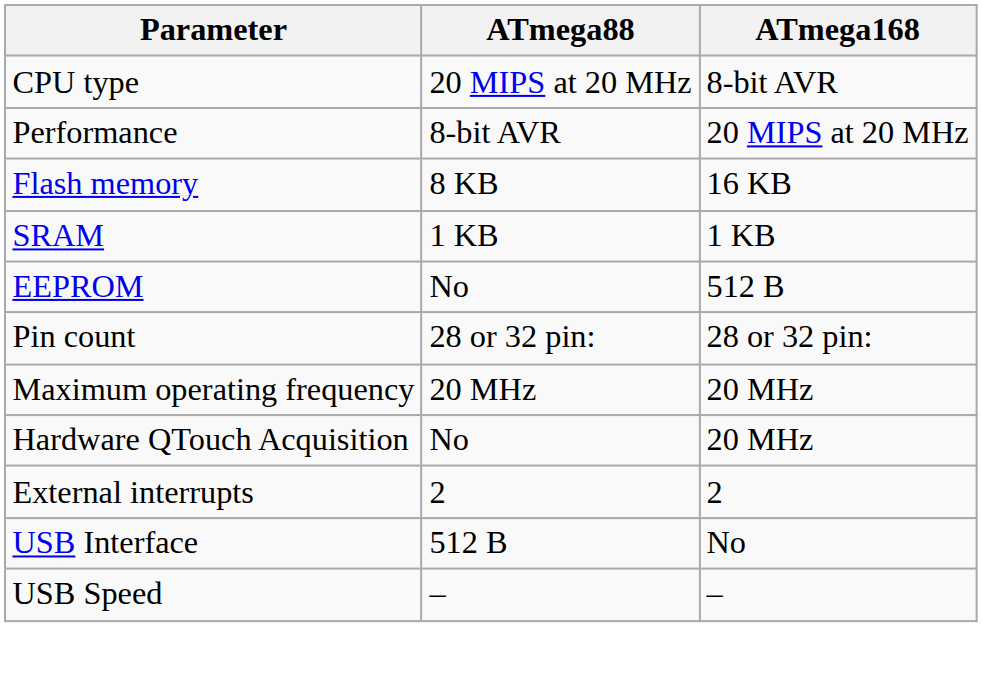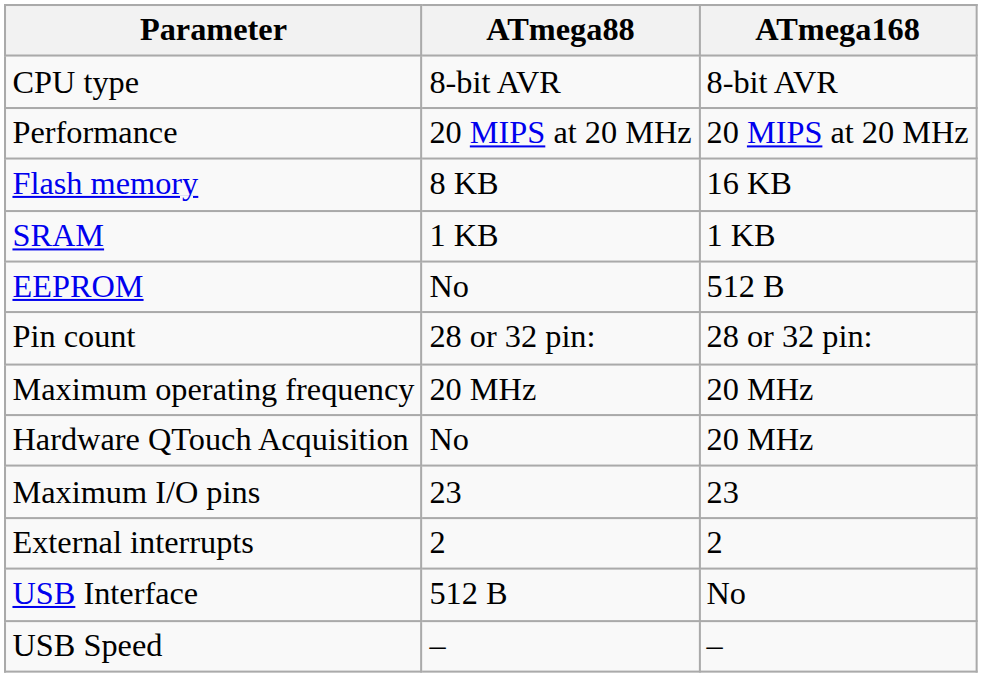(561, 81) 20 MIPS at 20 MHz -> (495, 81) 8-bit AVR
(495, 132) 8-bit AVR -> (561, 132) 20 MIPS at 20 MHz
+ row: (136, 491)
